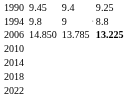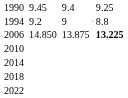(35, 21) 9.8 -> (35, 21) 9.2
(76, 35) 13.785 -> (76, 35) 13.875
